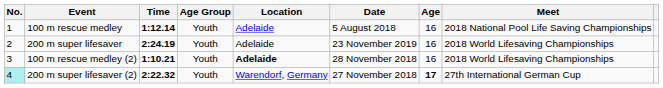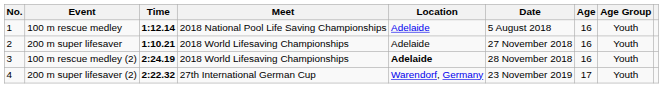columns swapped: (548, 12) <-> (205, 12)
(158, 43) 2:24.19 -> (158, 43) 1:10.21
(375, 43) 23 November 2019 -> (530, 43) 27 November 2018
(158, 59) 1:10.21 -> (158, 59) 2:24.19
(9, 75) paleturquoise background -> (9, 75) no background
(375, 75) 27 November 2018 -> (530, 75) 23 November 2019
(431, 75) bold -> (586, 75) normal
